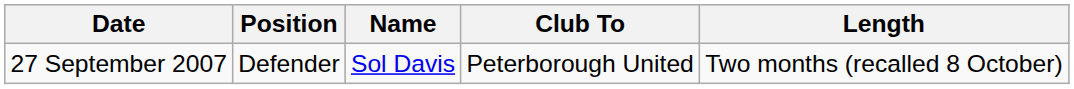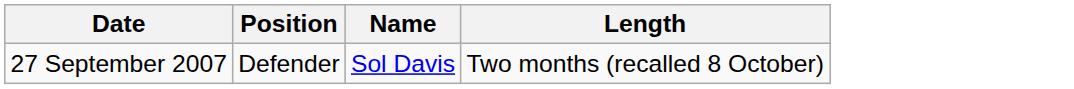- column: (580, 24)
